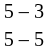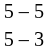rows swapped: (24, 12) <-> (24, 39)
